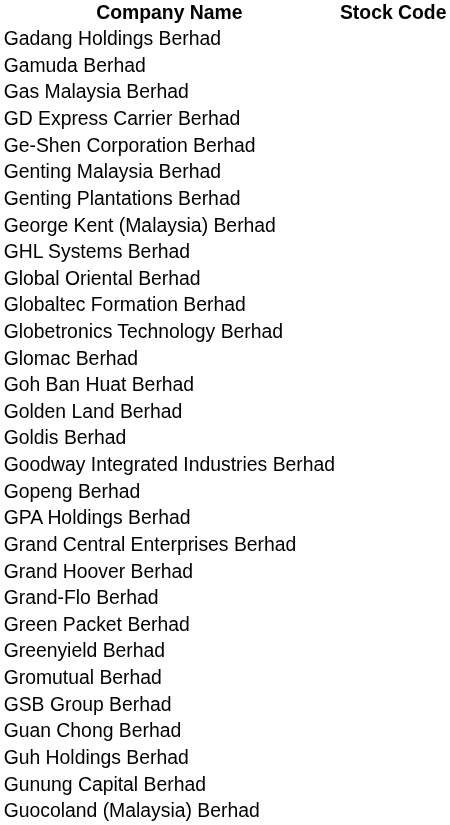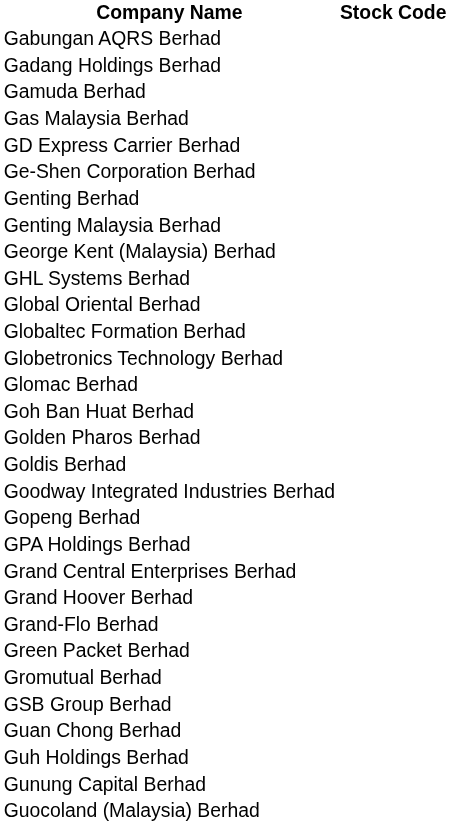+ row: (112, 39)
+ row: (71, 198)
- row: (122, 198)
- row: (93, 411)
+ row: (102, 438)
- row: (84, 651)
